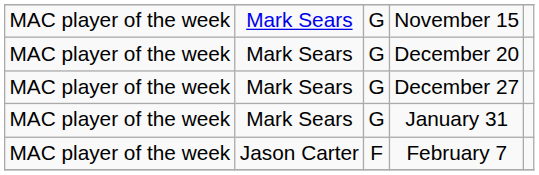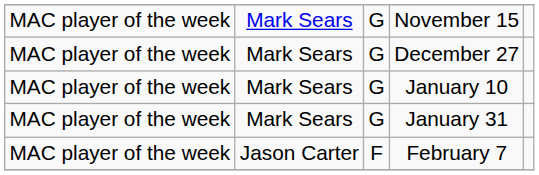- row: (457, 53)
+ row: (457, 86)
